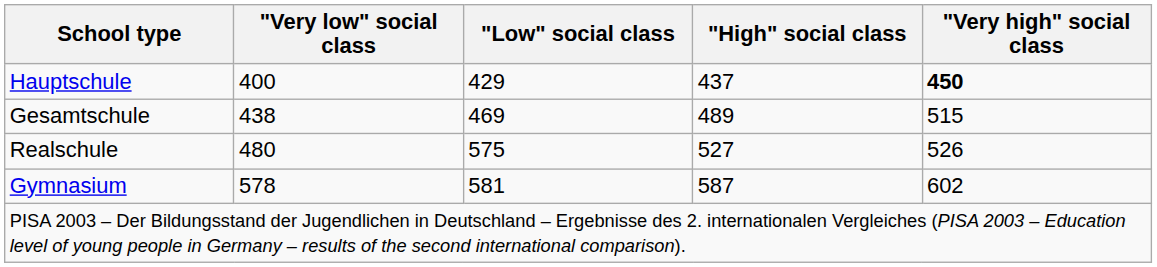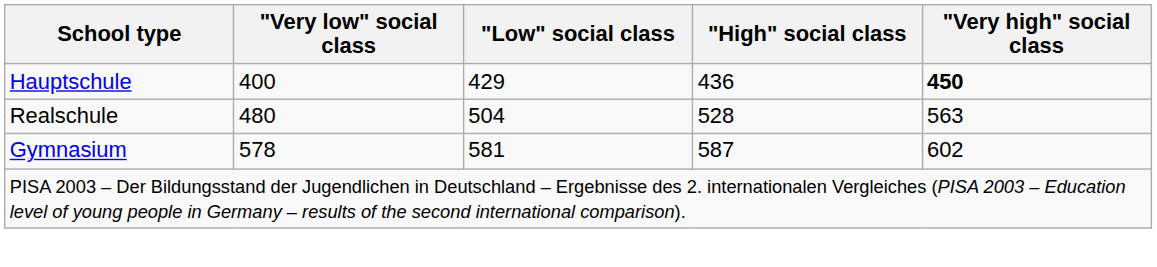(716, 81) 437 -> (716, 81) 436
- row: (80, 116)
(487, 150) 575 -> (487, 116) 504
(716, 150) 527 -> (716, 116) 528
(945, 150) 526 -> (945, 116) 563
